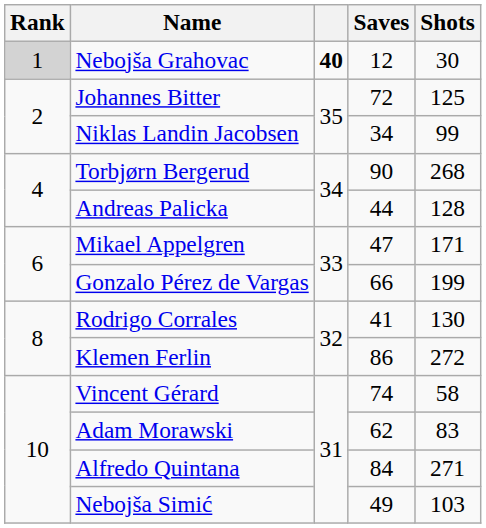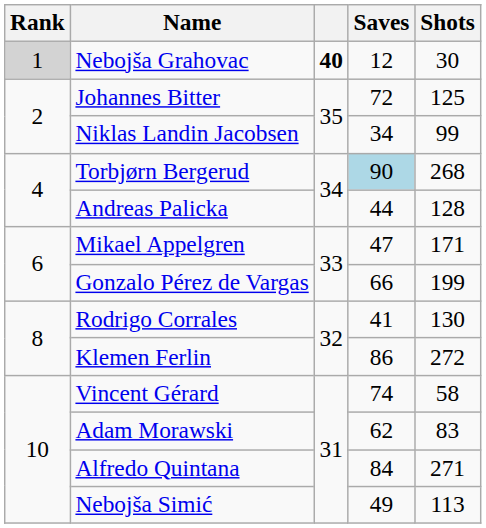(382, 171) no background -> (382, 171) lightblue background
(447, 504) 103 -> (447, 504) 113
